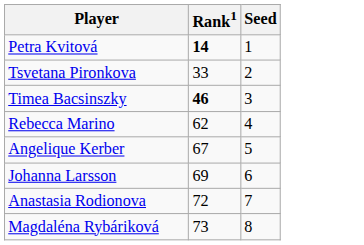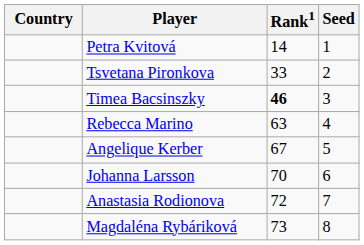+ column: (44, 19)
(201, 47) bold -> (279, 47) normal
(201, 124) 62 -> (279, 124) 63
(201, 175) 69 -> (279, 175) 70
